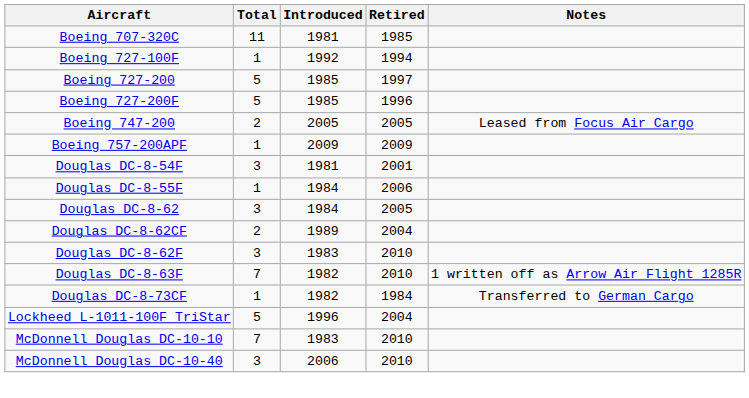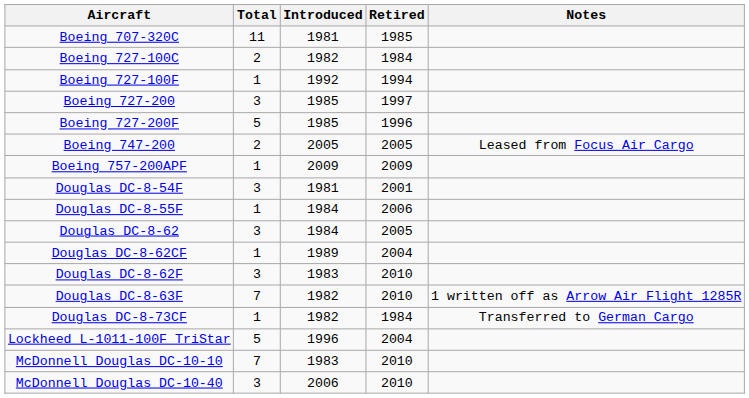+ row: (119, 59)
(257, 80) 5 -> (257, 102) 3
(257, 231) 2 -> (257, 253) 1
